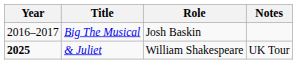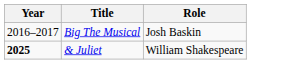- column: (269, 13)
